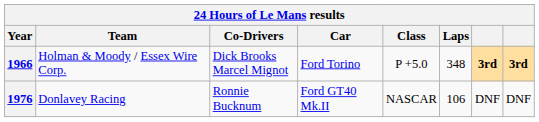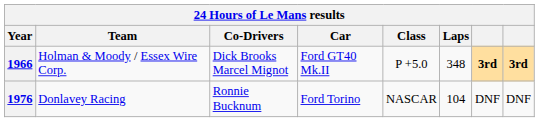(330, 63) Ford Torino -> (329, 63) Ford GT40 Mk.II
(329, 99) Ford GT40 Mk.II -> (330, 99) Ford Torino
(456, 99) 106 -> (456, 99) 104
